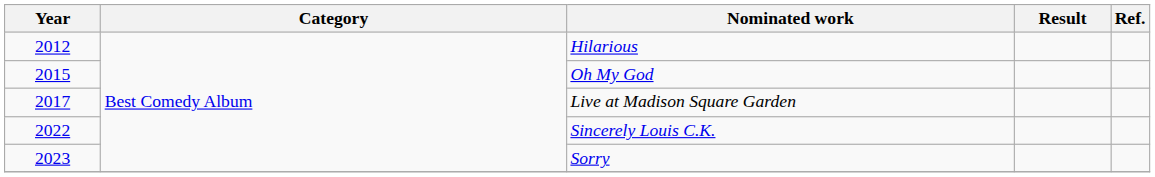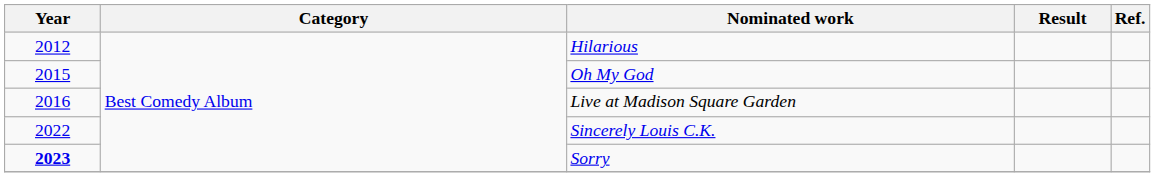(53, 102) 2017 -> (53, 102) 2016
(53, 158) normal -> (53, 158) bold
